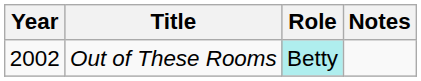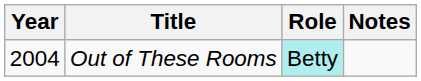(35, 57) 2002 -> (35, 57) 2004
